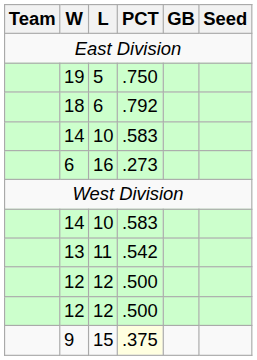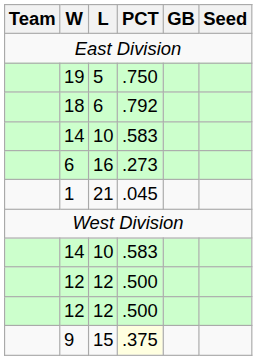+ row: (69, 194)
- row: (74, 252)
